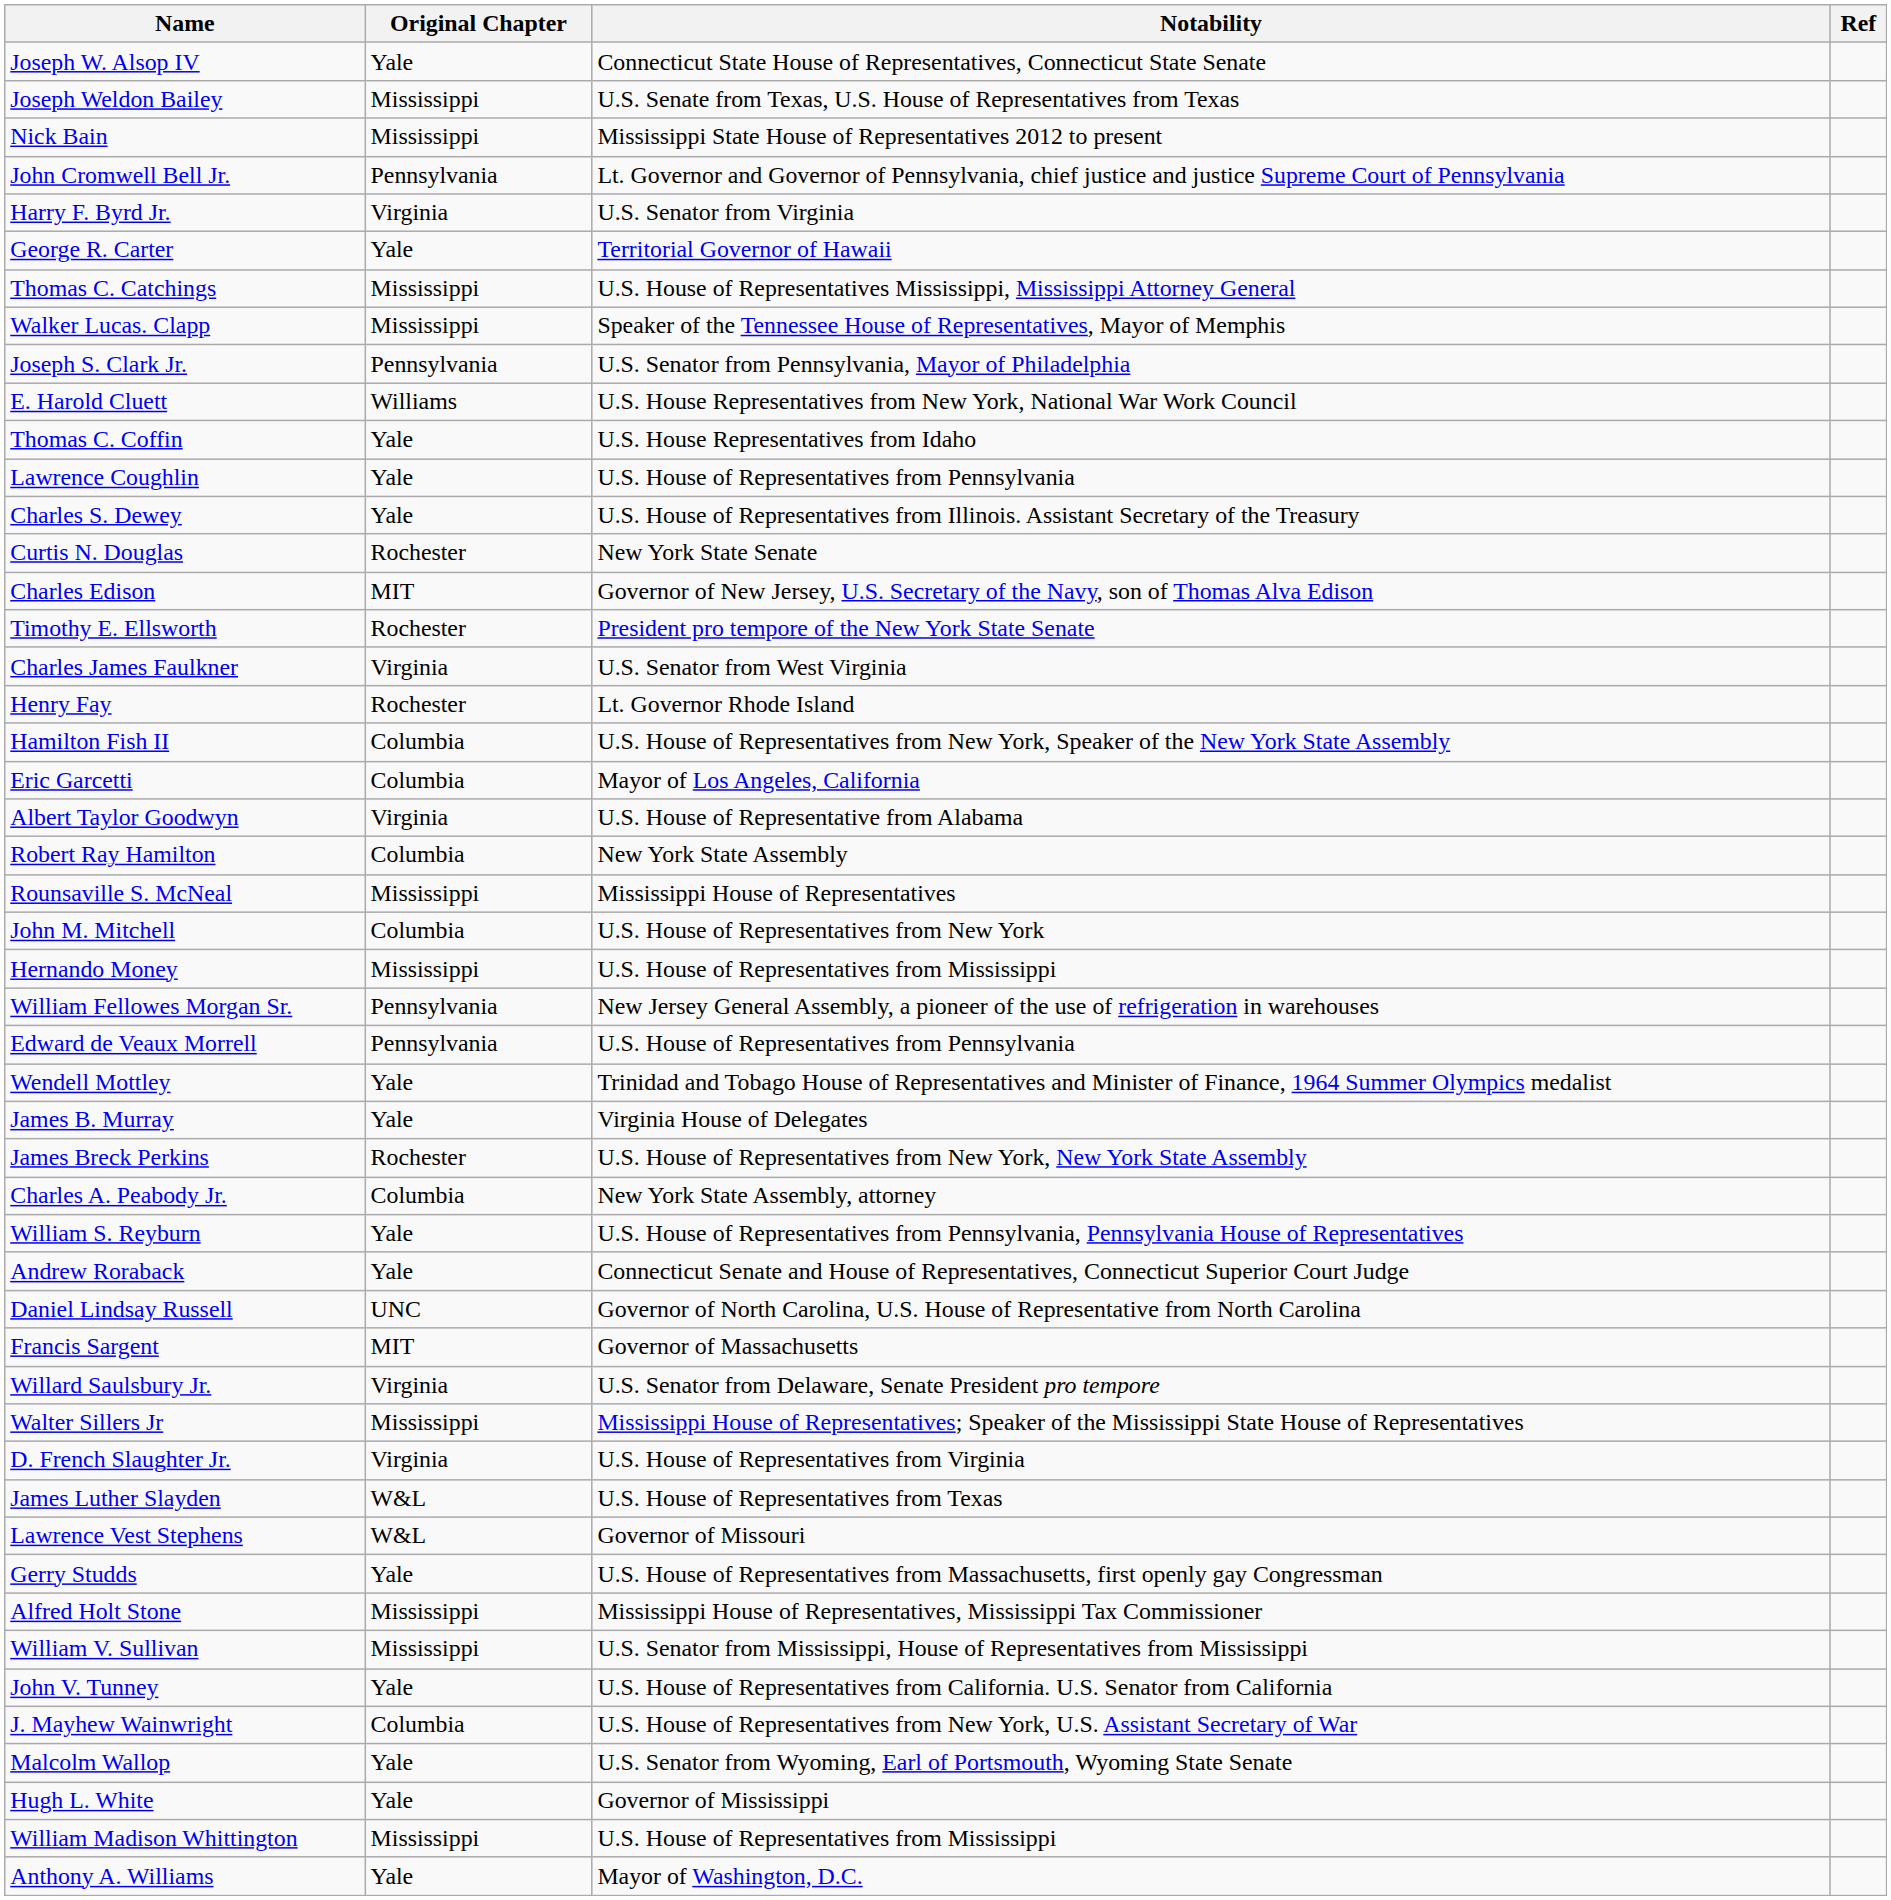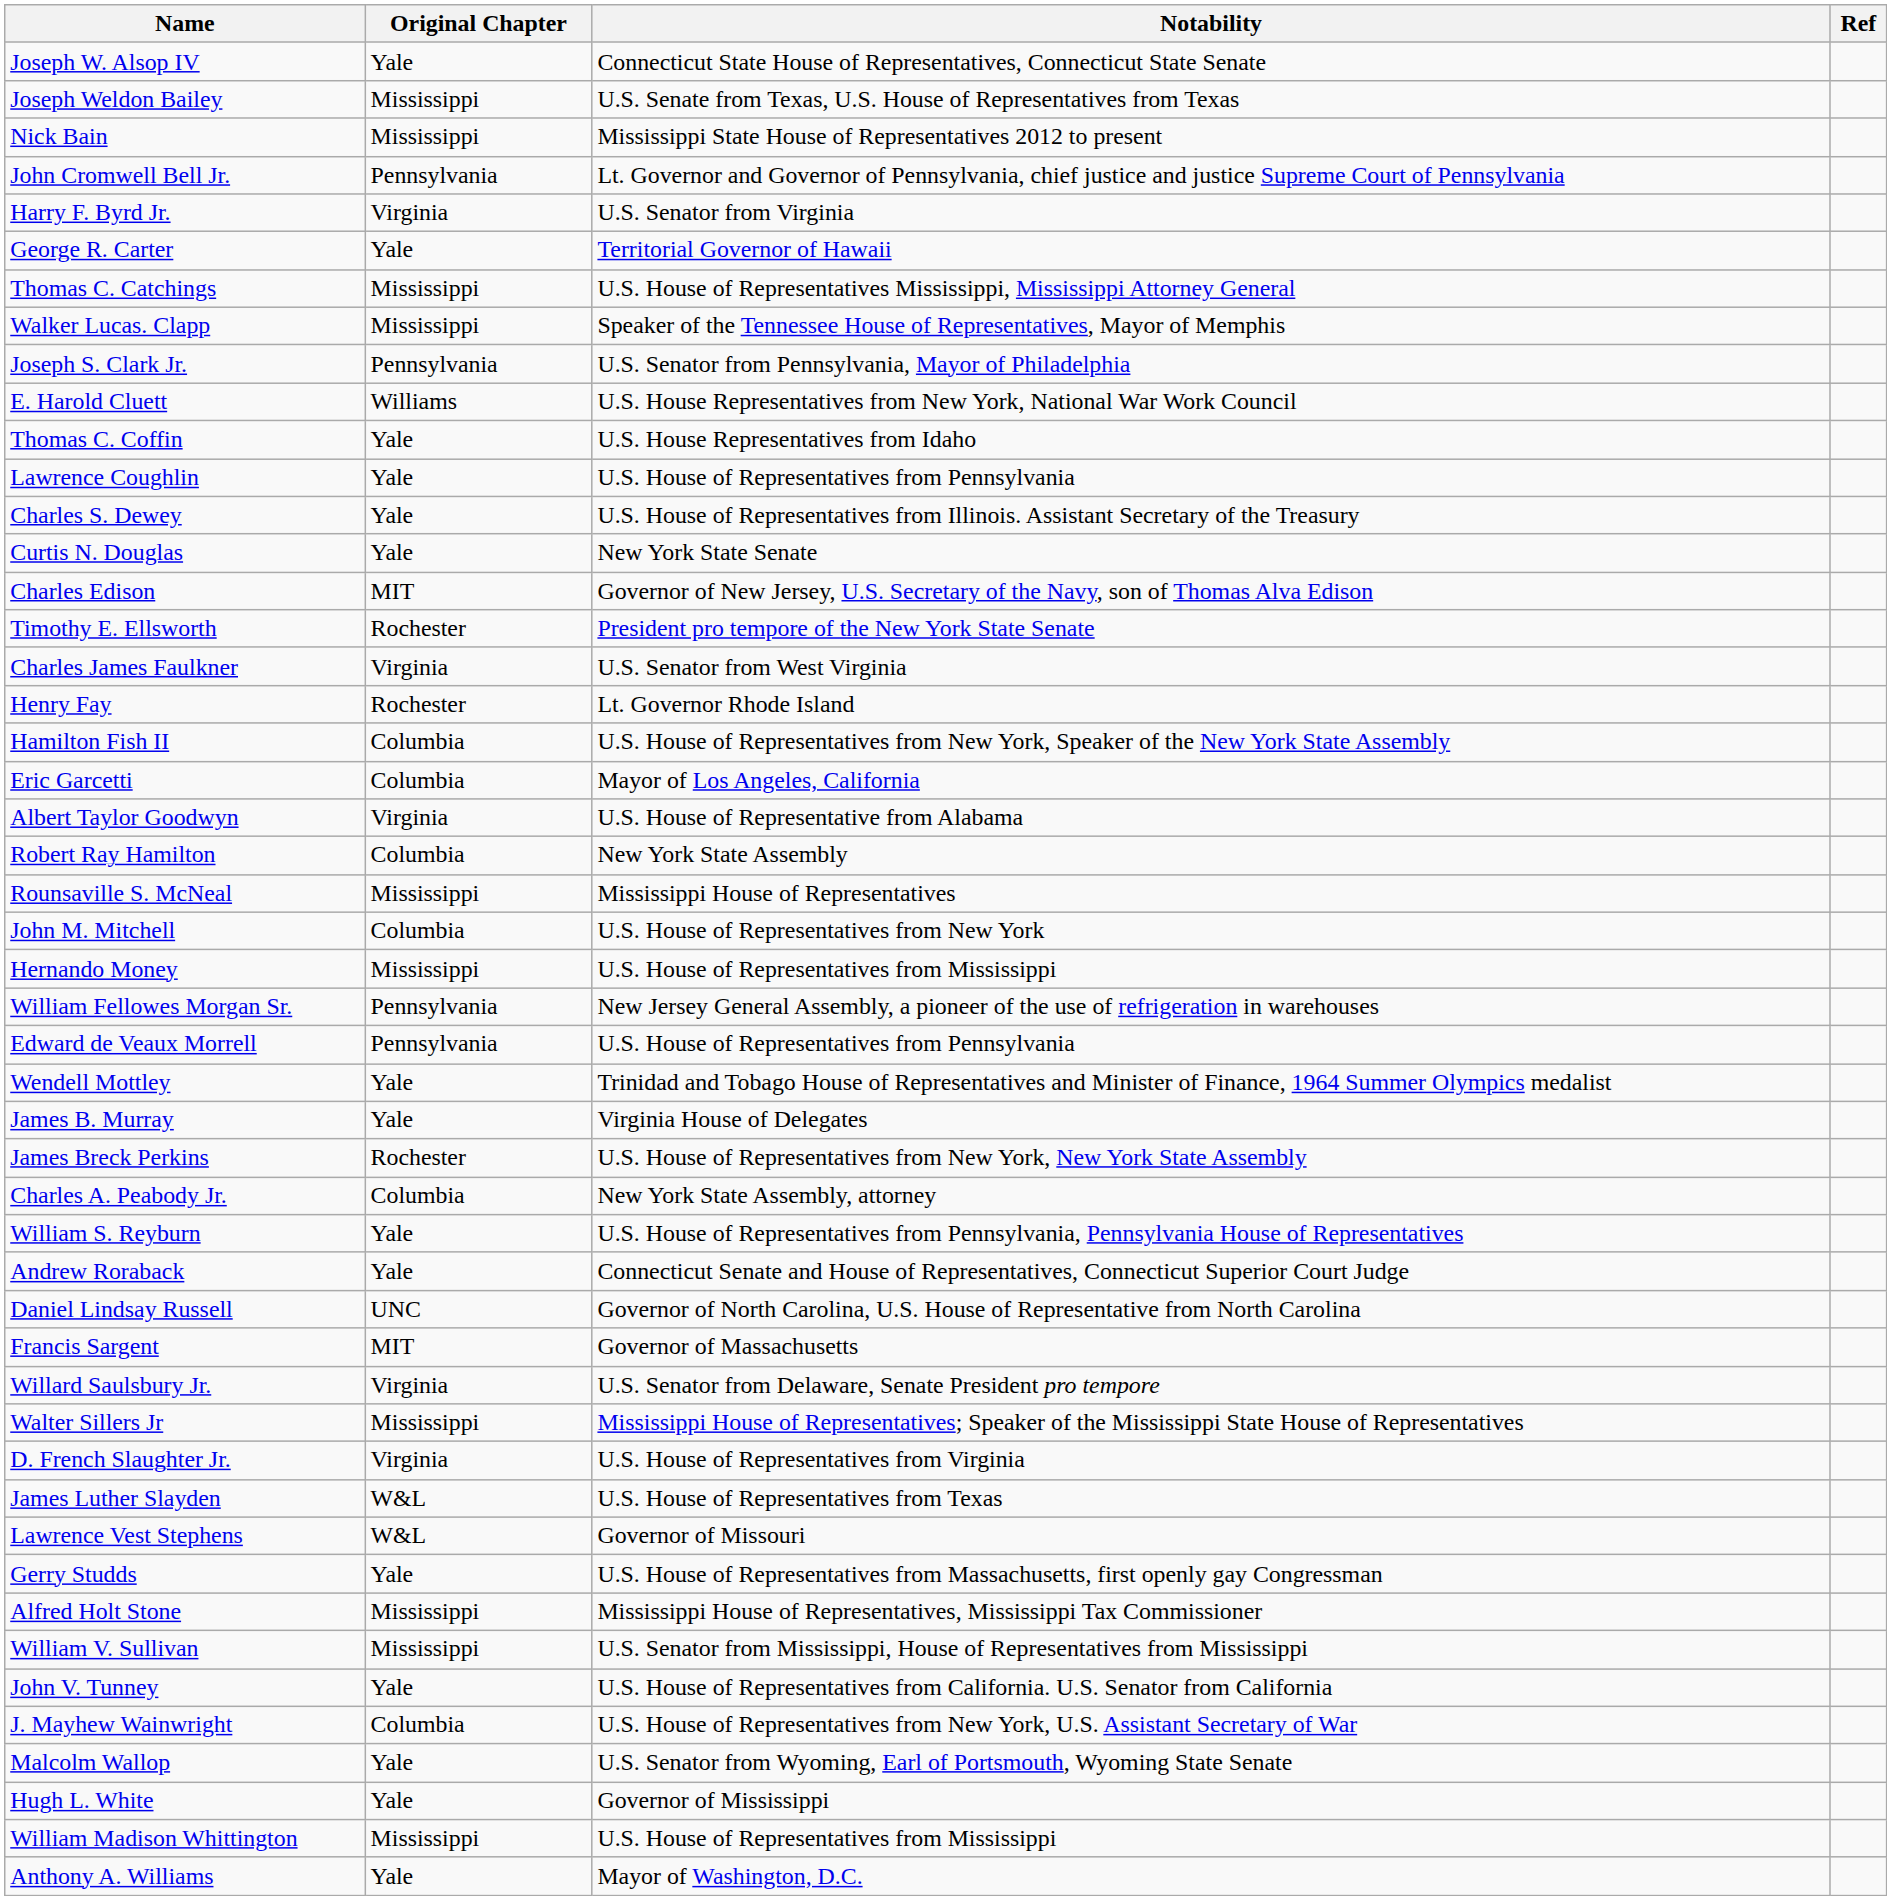(418, 552) Rochester -> (392, 552) Yale
